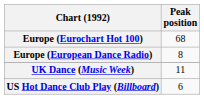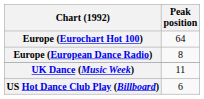(180, 39) 68 -> (180, 39) 64
